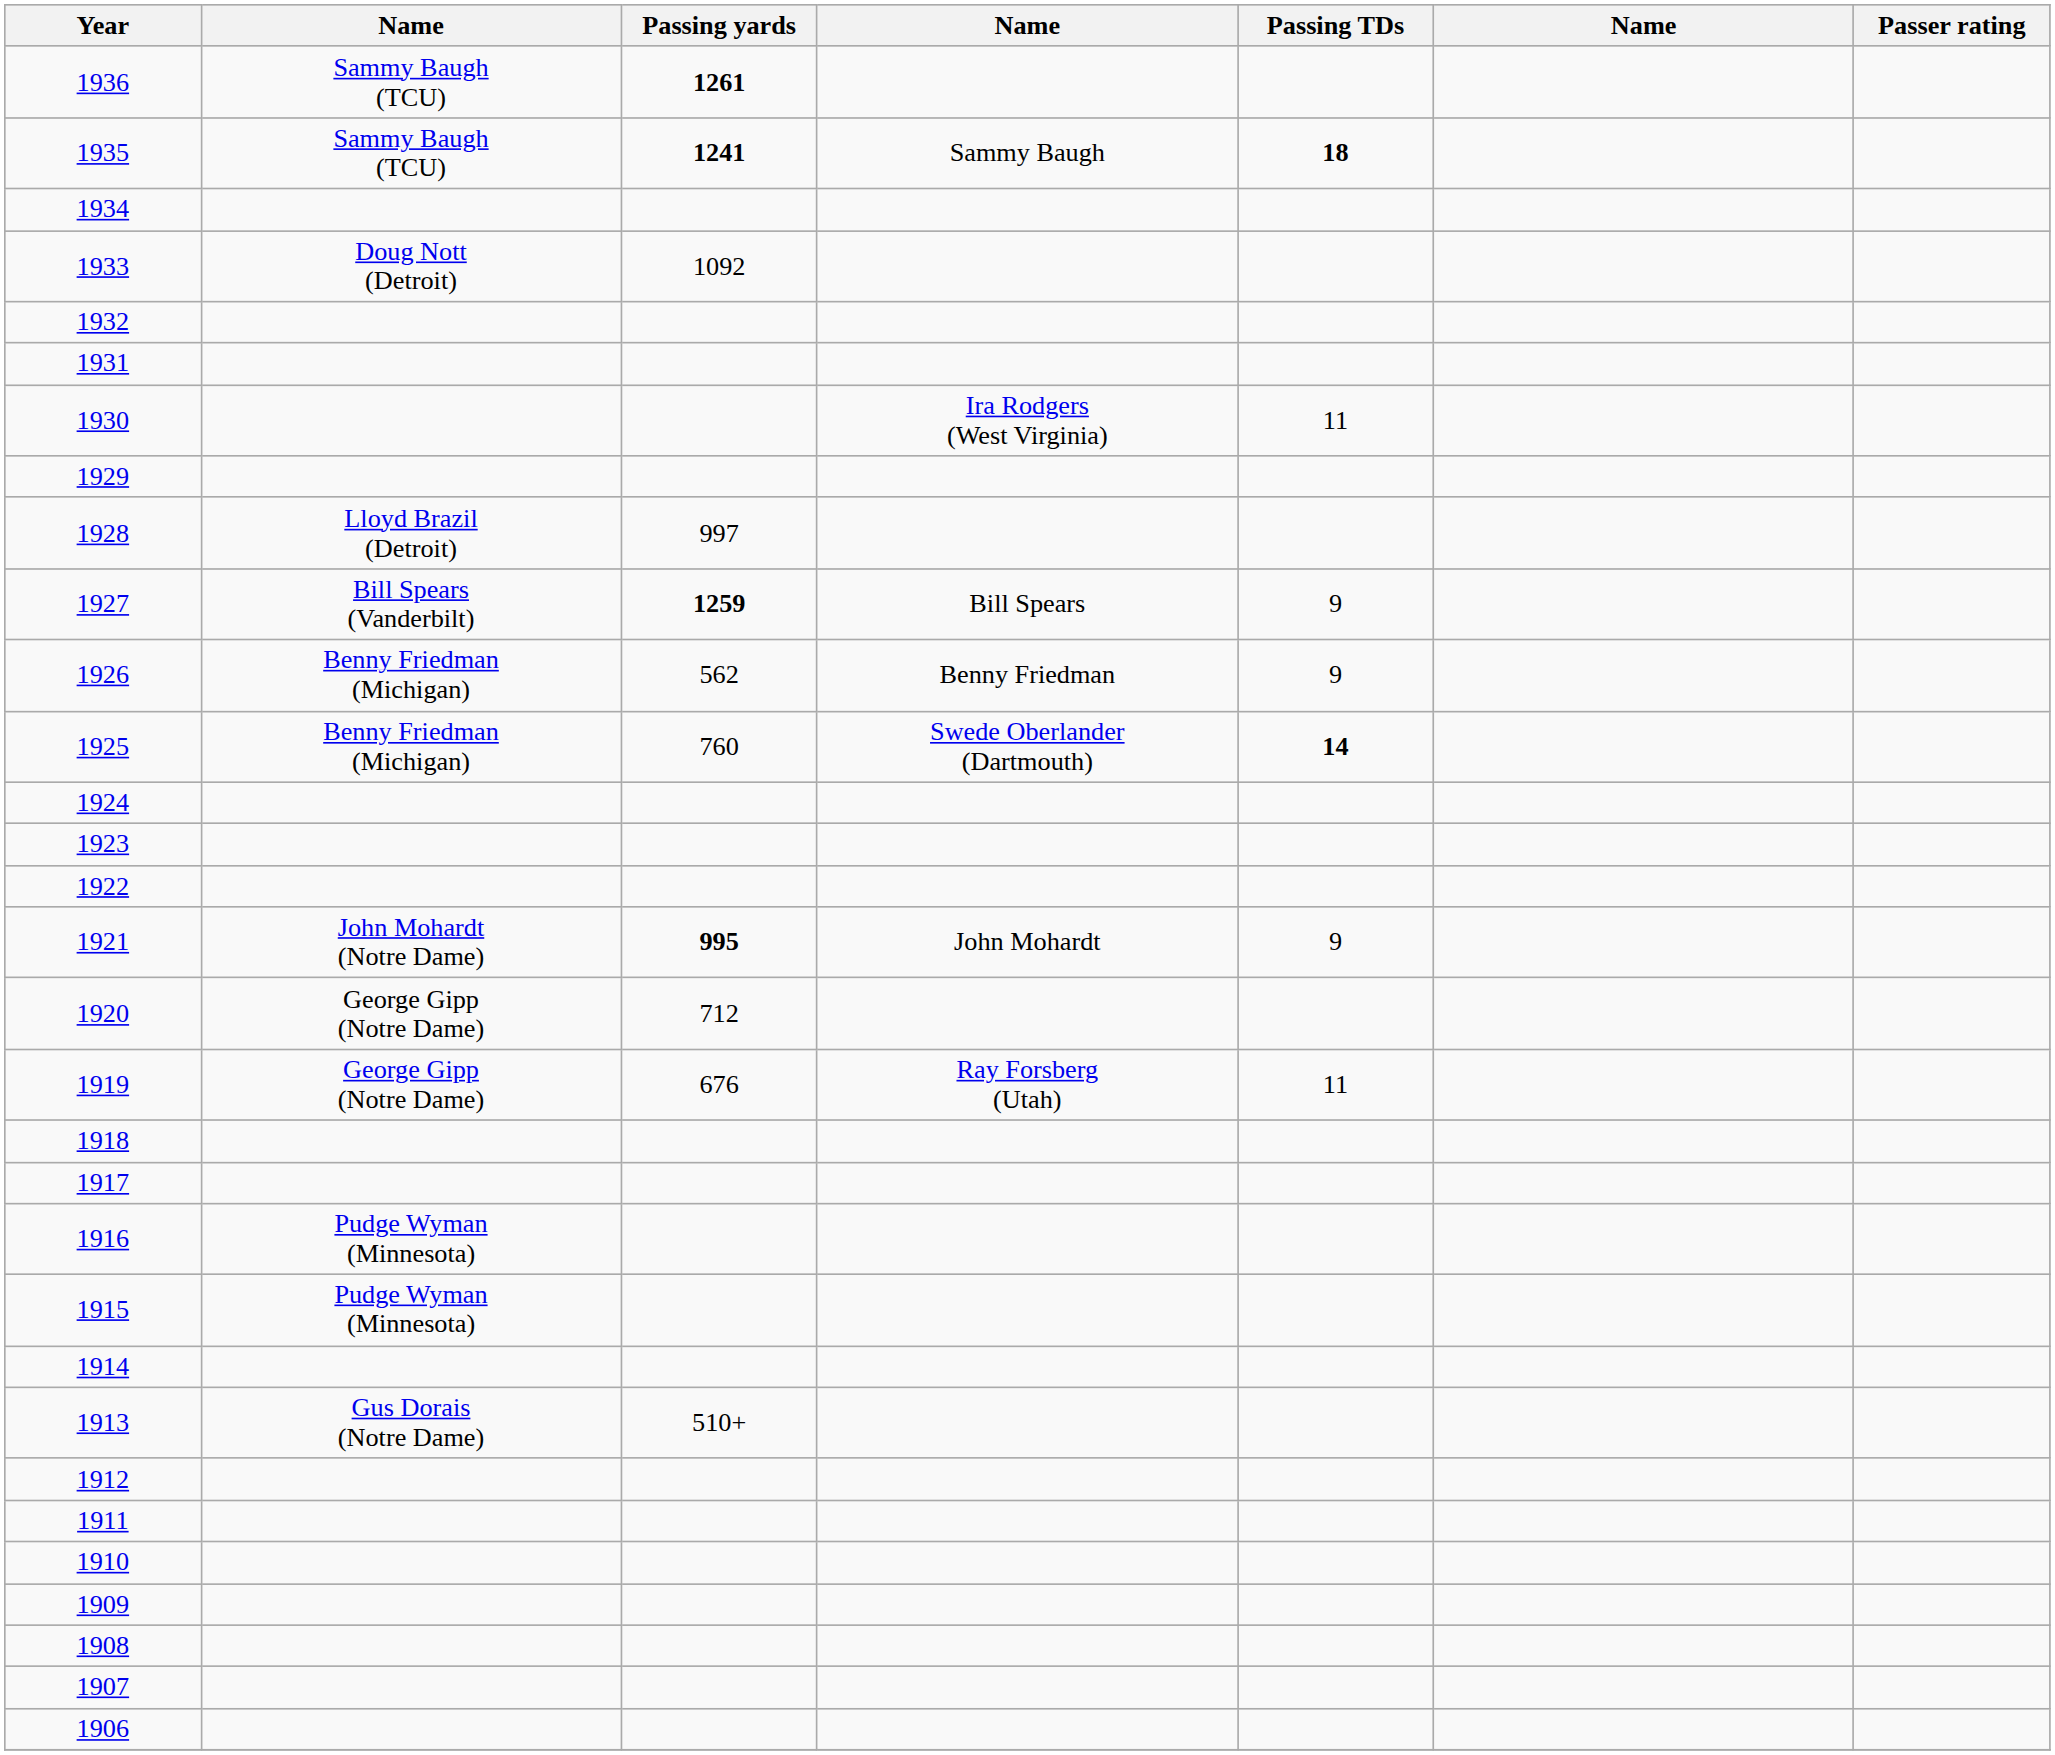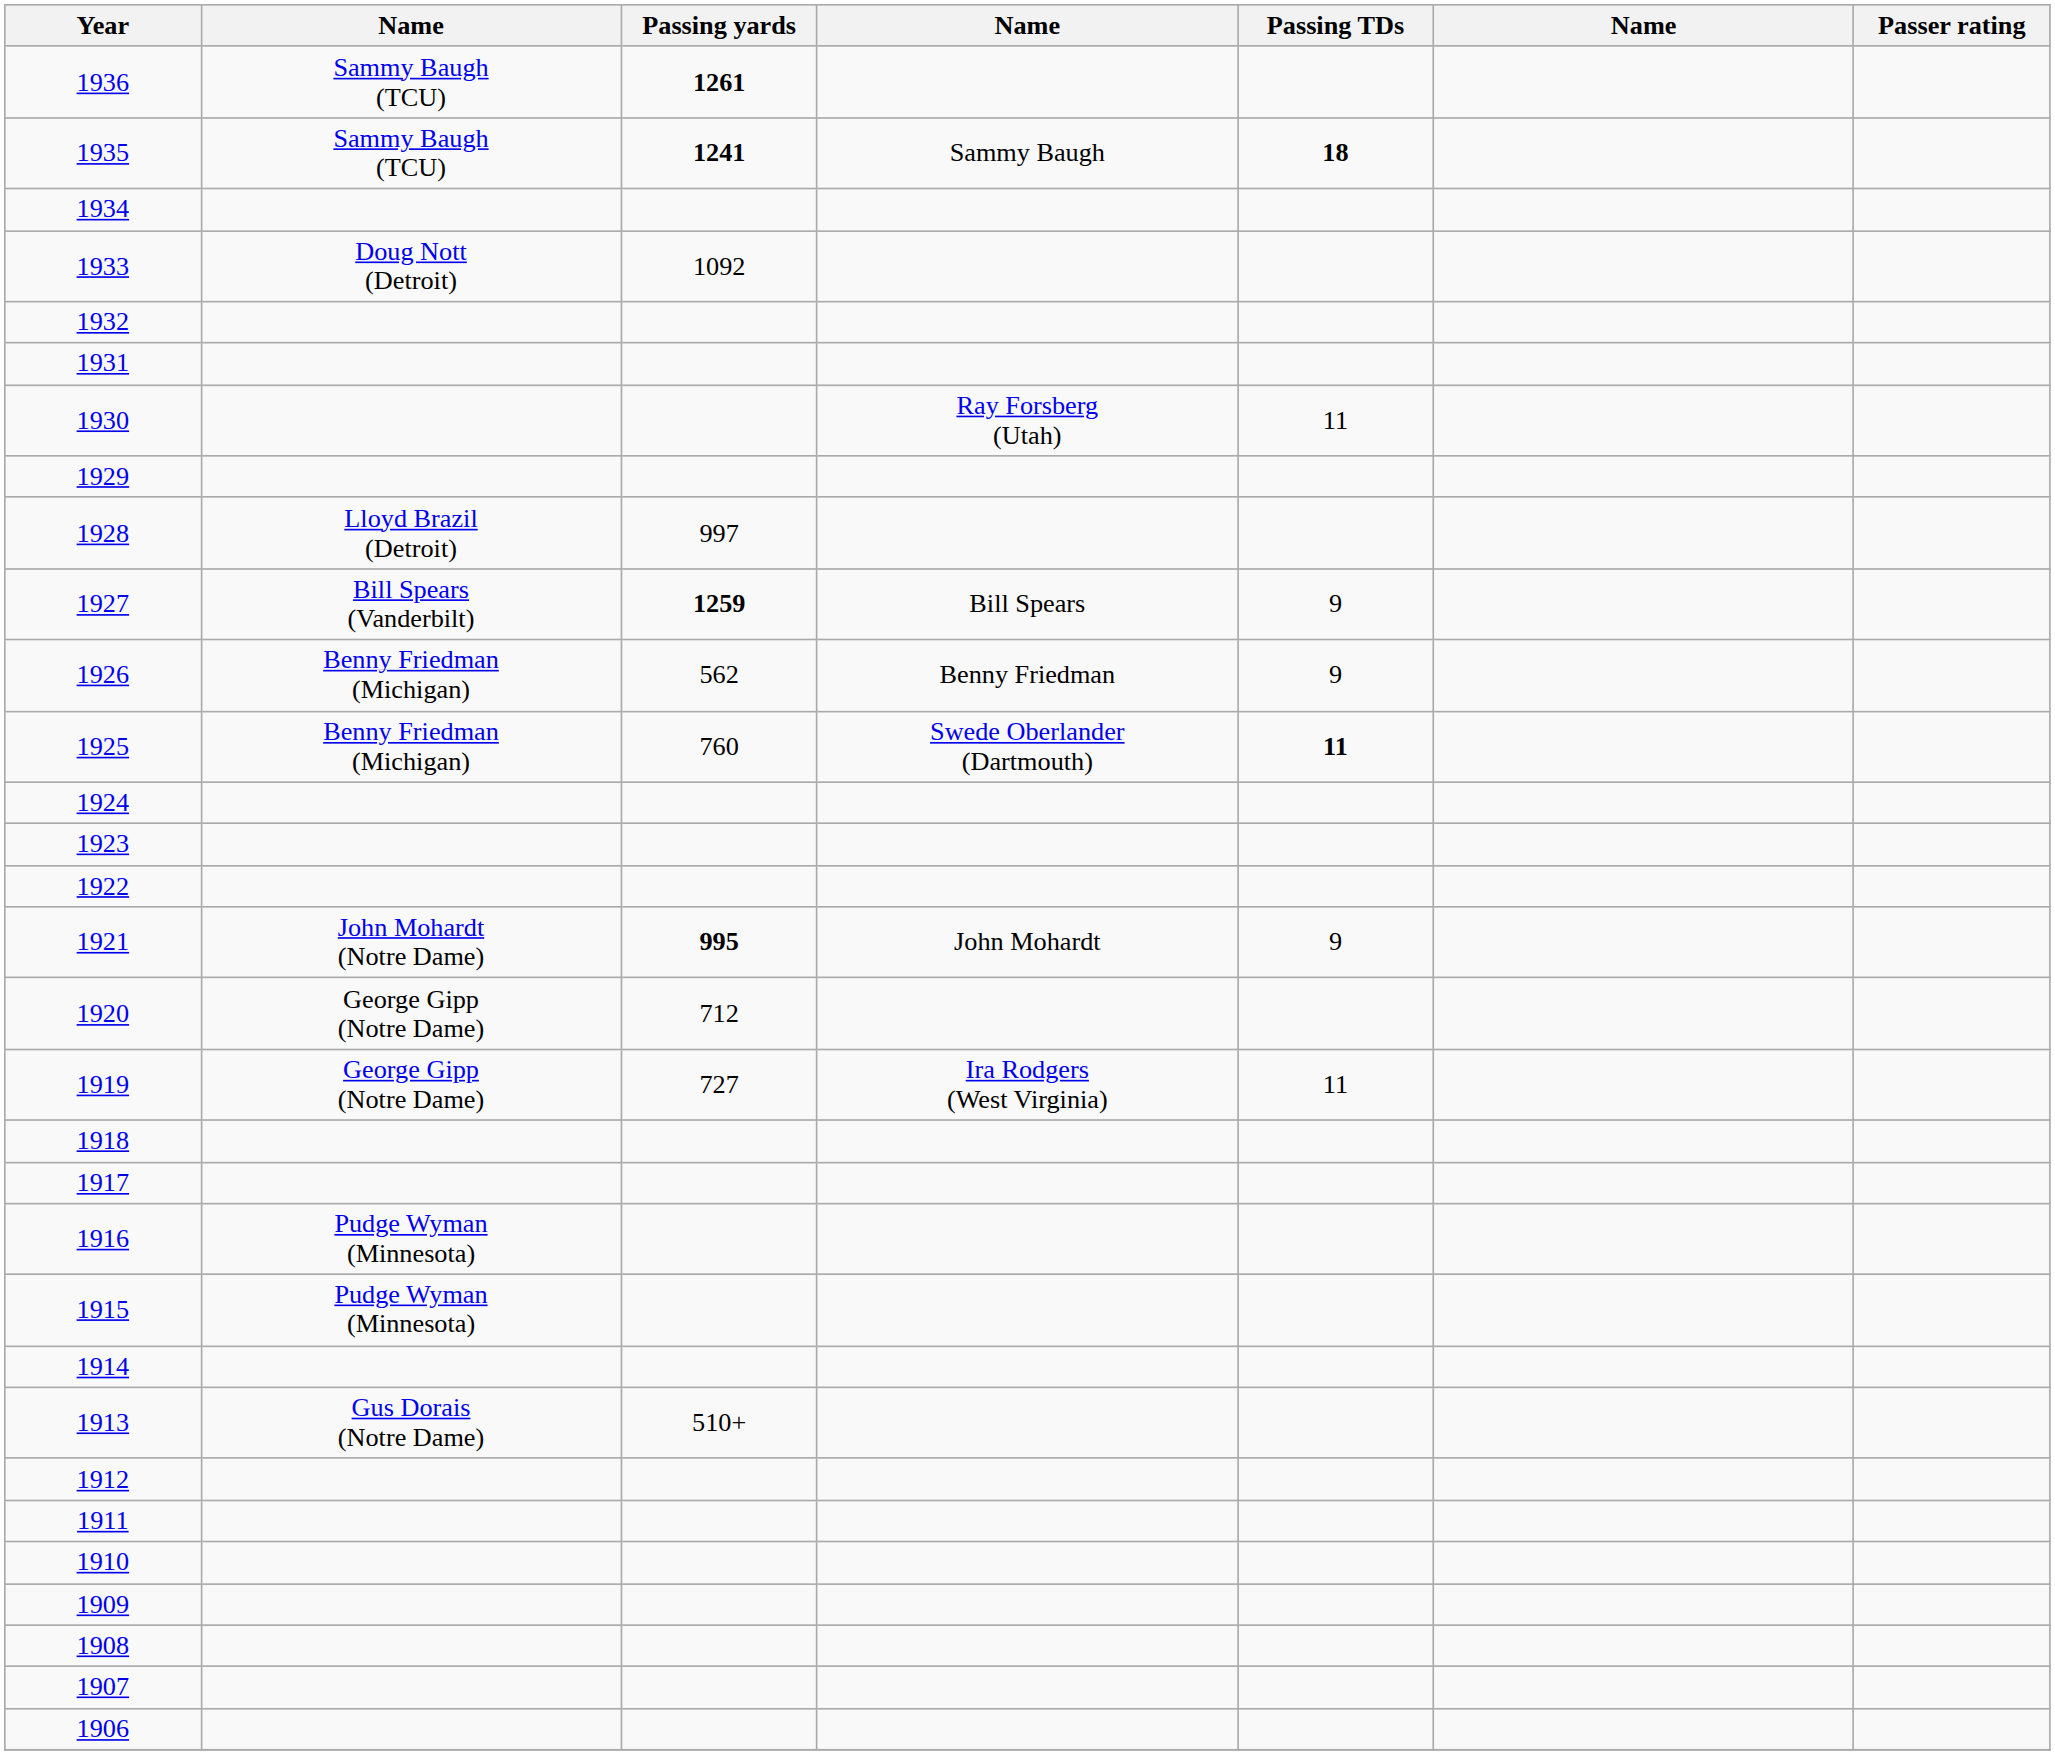(1027, 419) Ira Rodgers (West Virginia) -> (1027, 419) Ray Forsberg (Utah)
(1335, 746) 14 -> (1335, 746) 11
(719, 1084) 676 -> (719, 1084) 727
(1027, 1084) Ray Forsberg (Utah) -> (1027, 1084) Ira Rodgers (West Virginia)
